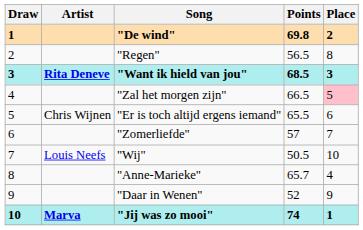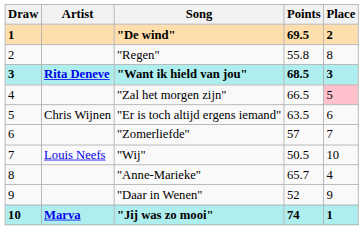(298, 34) 69.8 -> (298, 34) 69.5
(298, 54) 56.5 -> (298, 54) 55.8
(298, 114) 65.5 -> (298, 114) 63.5
